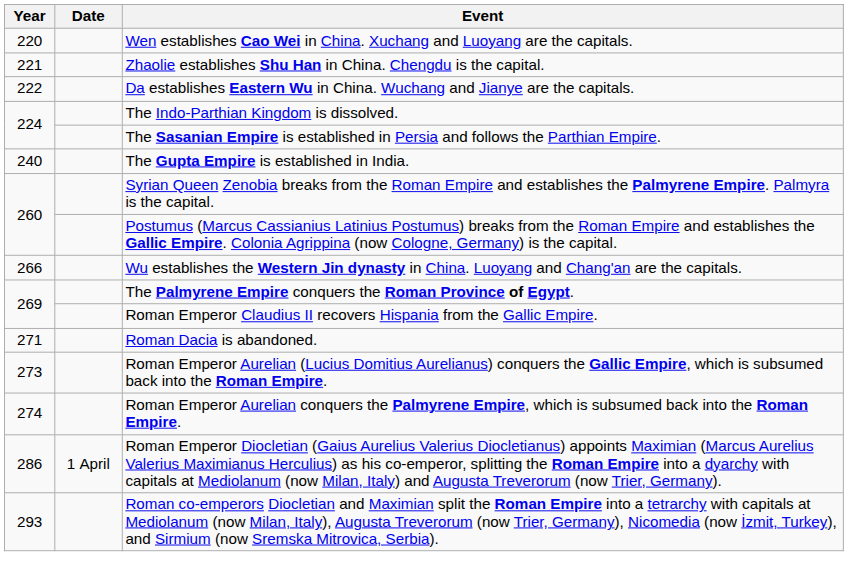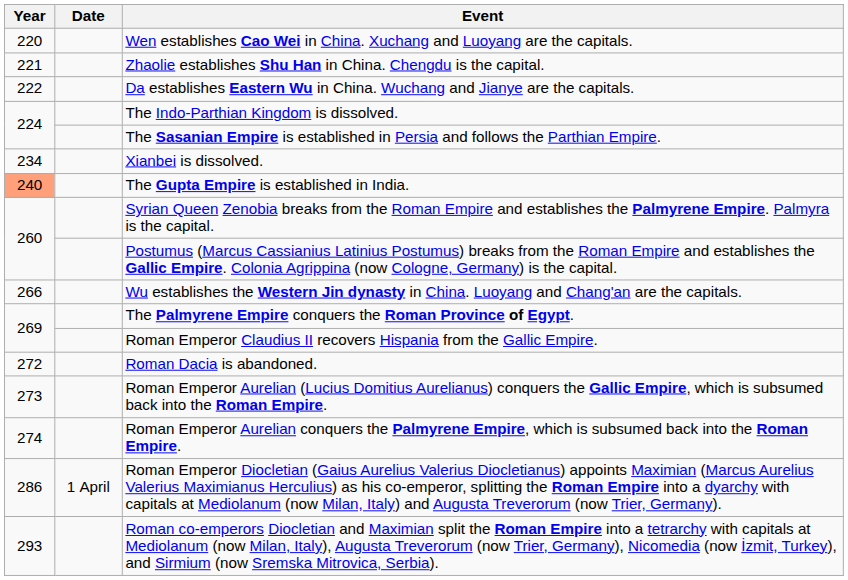+ row: (194, 161)
(30, 161) no background -> (30, 185) lightsalmon background
(30, 340) 271 -> (30, 364) 272
